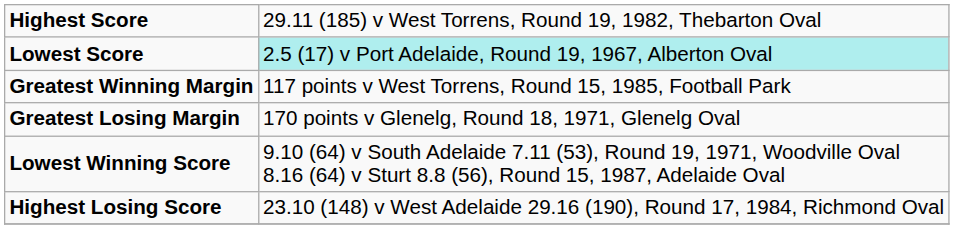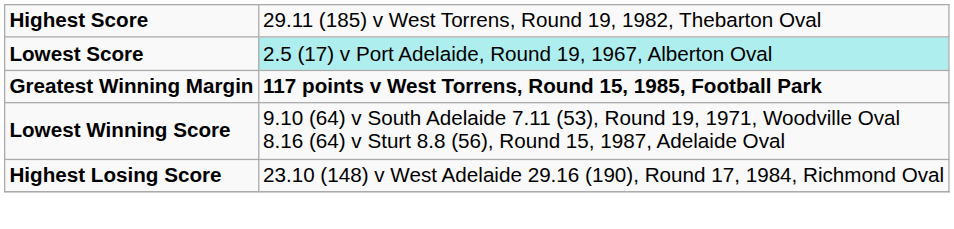(527, 86) normal -> (542, 86) bold
- row: (125, 119)
